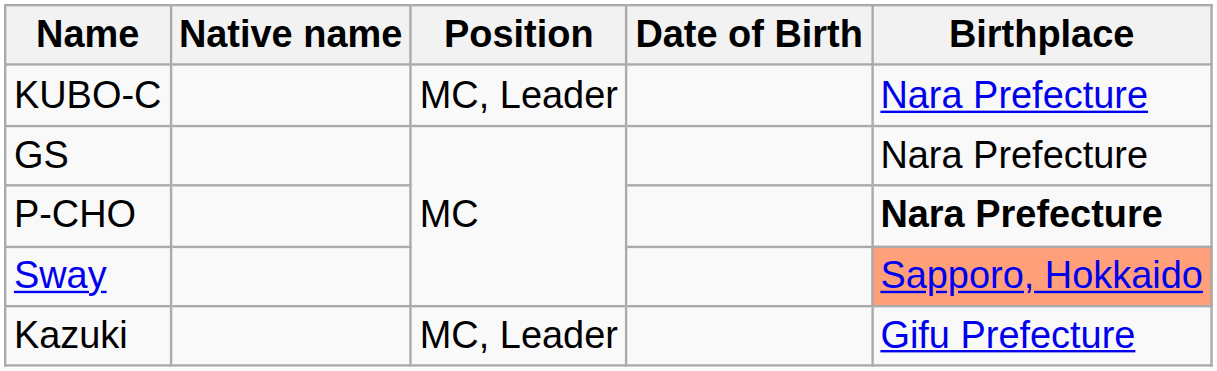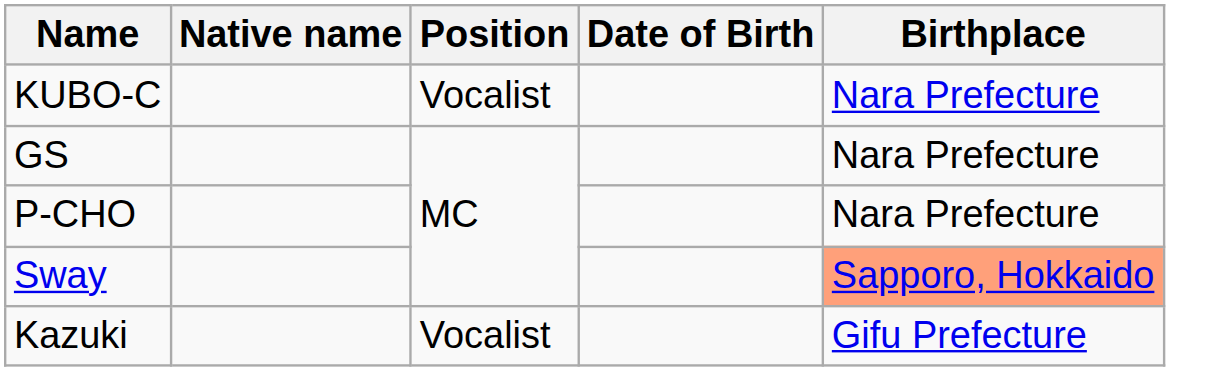(519, 94) MC, Leader -> (485, 94) Vocalist
(1022, 214) bold -> (966, 214) normal
(519, 335) MC, Leader -> (485, 335) Vocalist
